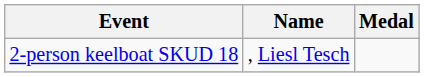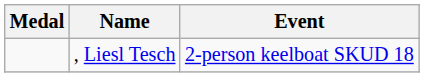columns swapped: (386, 21) <-> (124, 21)
